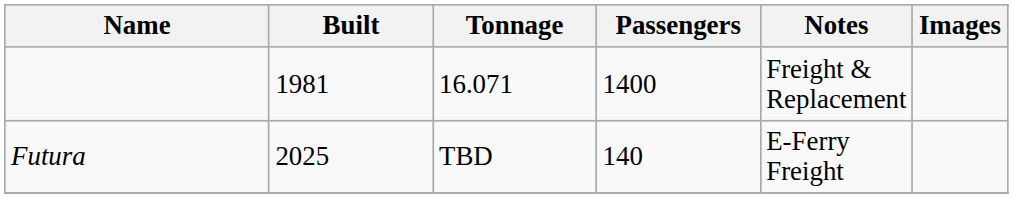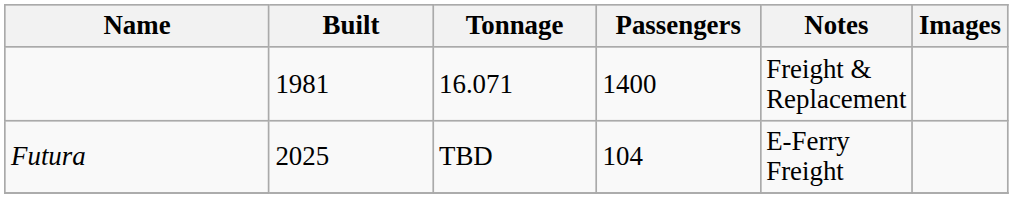(623, 156) 140 -> (623, 156) 104
